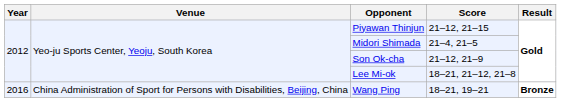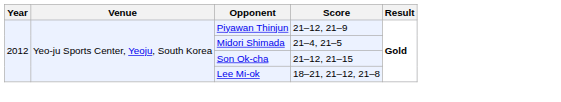(459, 28) 21–12, 21–15 -> (320, 28) 21–12, 21–9
(456, 59) 21–12, 21–9 -> (323, 59) 21–12, 21–15
- row: (376, 90)
